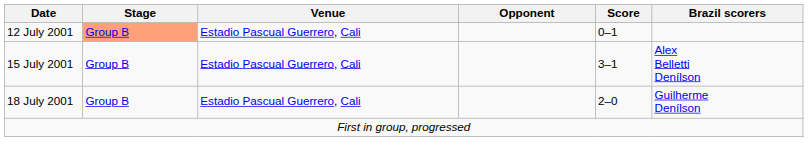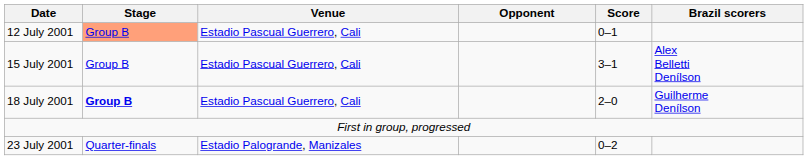(107, 102) normal -> (109, 102) bold
+ row: (40, 145)
